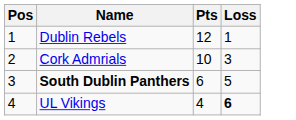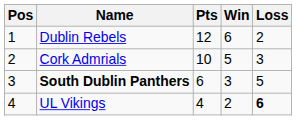+ column: (237, 15)
(228, 37) 1 -> (260, 37) 2
